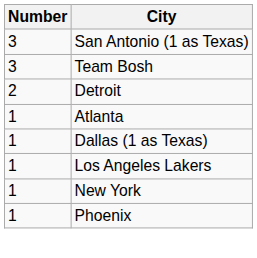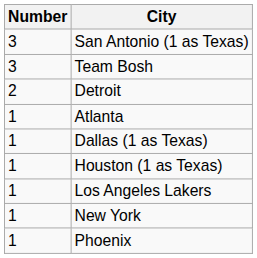+ row: (149, 166)
